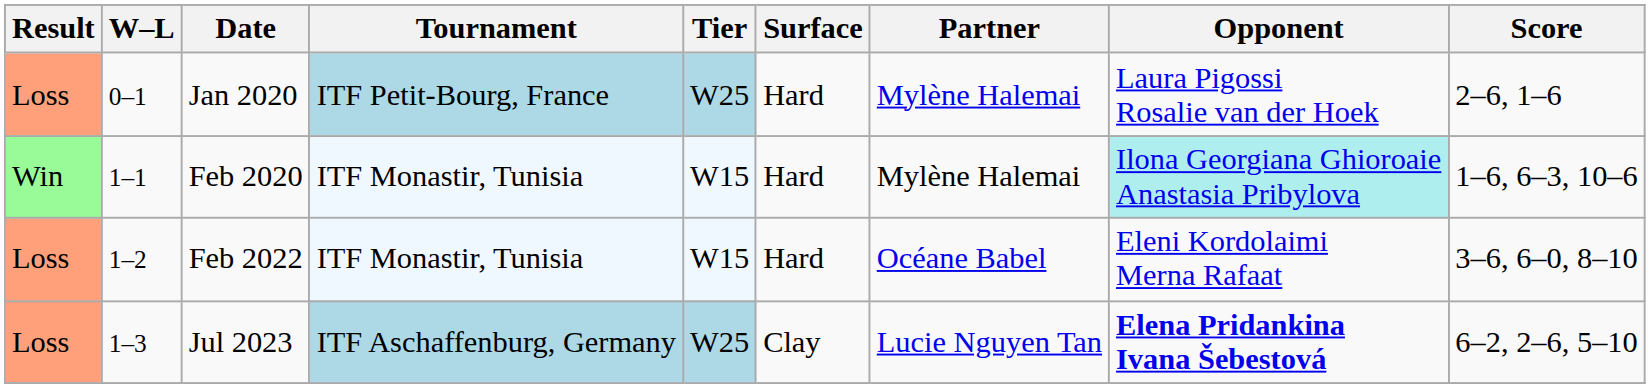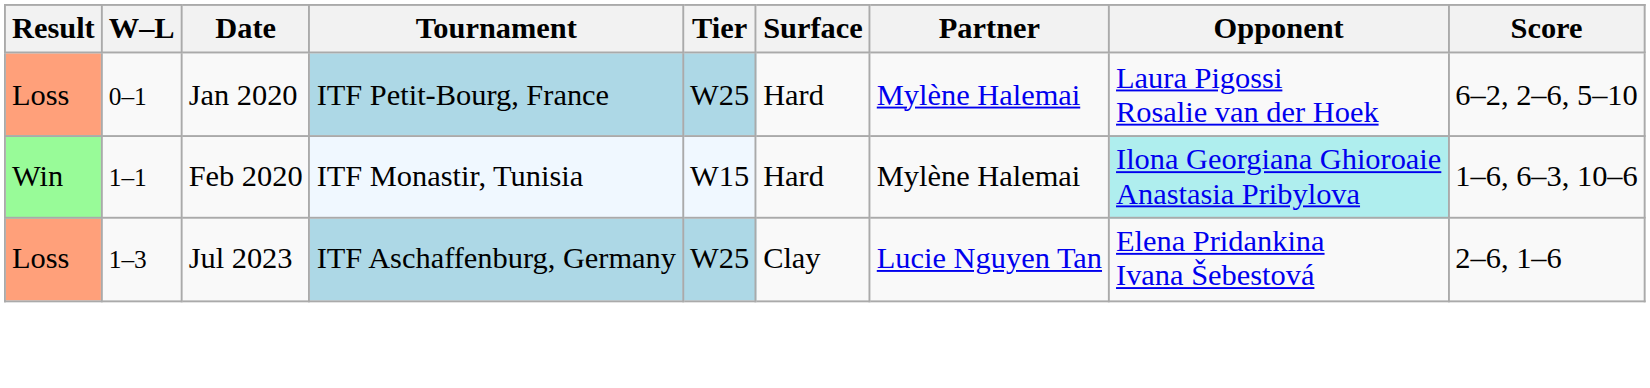(1509, 93) 2–6, 1–6 -> (1547, 93) 6–2, 2–6, 5–10
- row: (246, 258)
(1230, 341) bold -> (1220, 258) normal
(1547, 341) 6–2, 2–6, 5–10 -> (1509, 258) 2–6, 1–6
